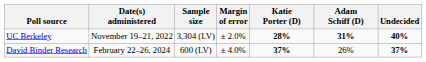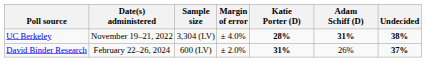(233, 36) ± 2.0% -> (233, 36) ± 4.0%
(400, 36) 40% -> (400, 36) 38%
(233, 50) ± 4.0% -> (233, 50) ± 2.0%
(282, 50) 37% -> (282, 50) 31%
